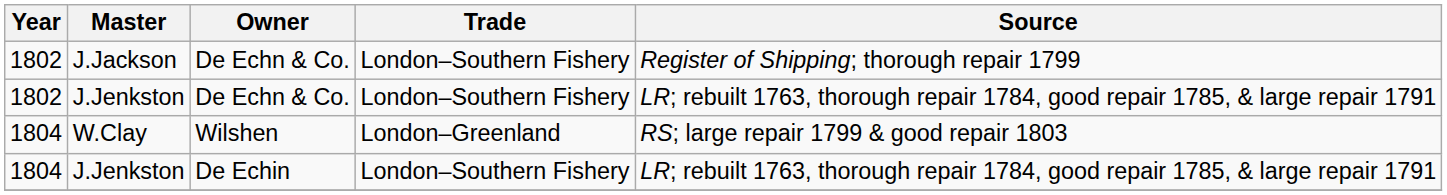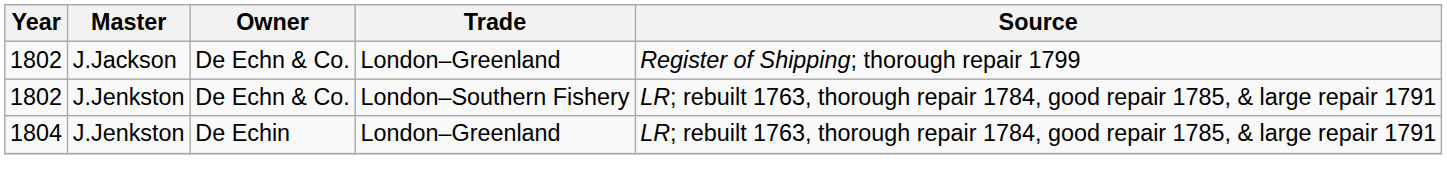(495, 60) London–Southern Fishery -> (461, 60) London–Greenland
- row: (36, 134)
(495, 171) London–Southern Fishery -> (461, 134) London–Greenland
